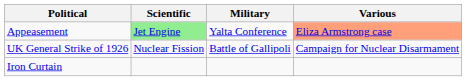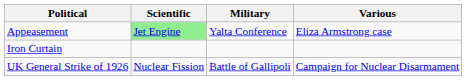(344, 31) lightsalmon background -> (344, 31) no background
rows swapped: (68, 48) <-> (34, 66)
